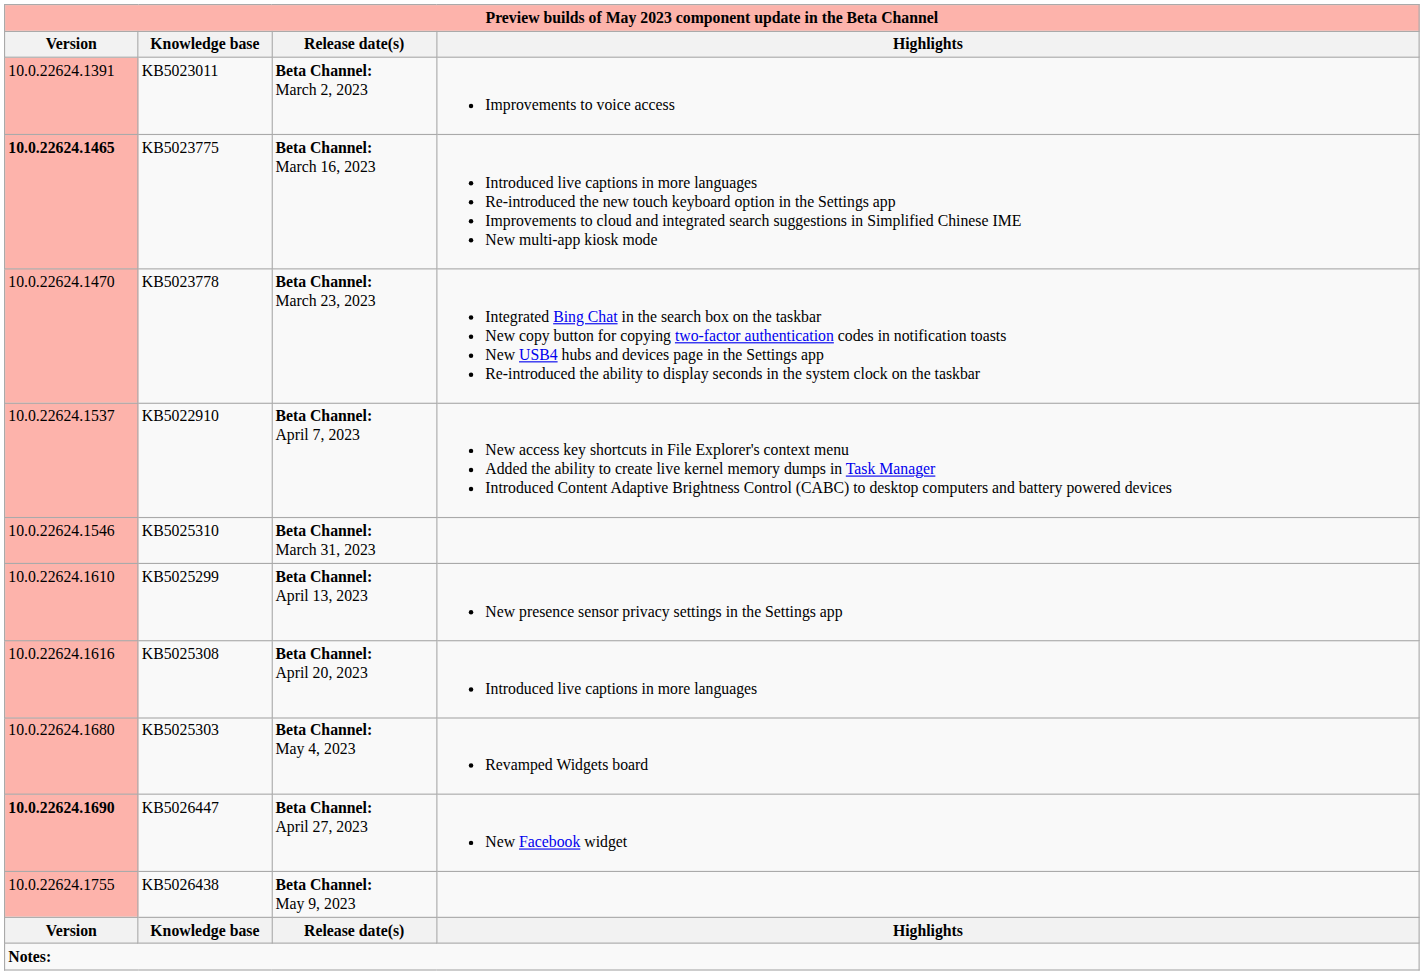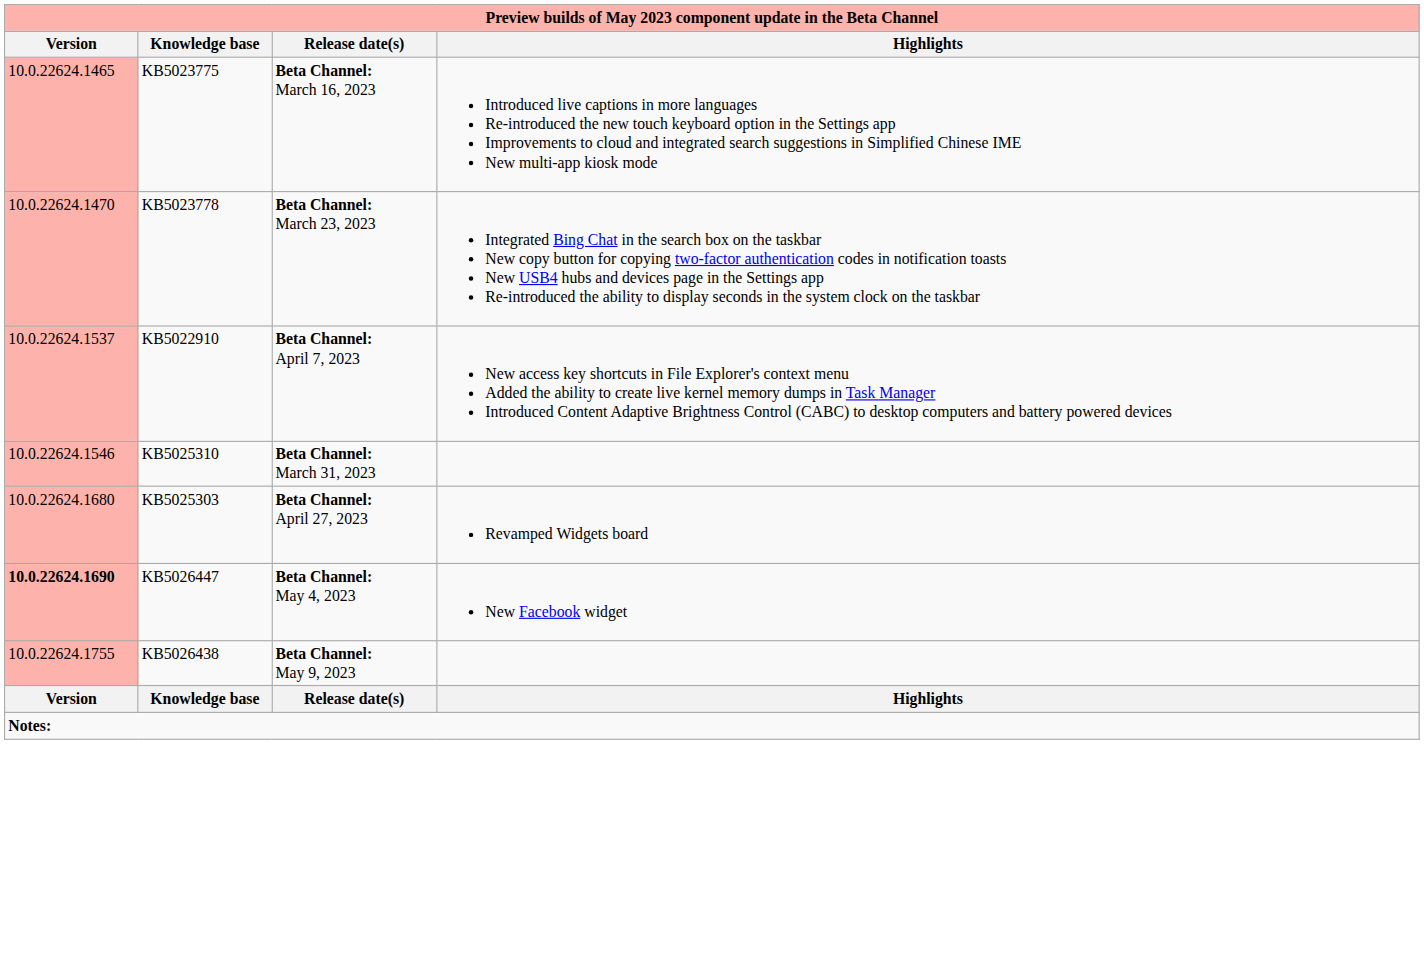- row: (180, 70)
(61, 147) bold -> (61, 70) normal
- row: (180, 576)
- row: (180, 653)
(324, 740) Beta Channel: May 4, 2023 -> (324, 509) Beta Channel: April 27, 2023
(324, 817) Beta Channel: April 27, 2023 -> (324, 586) Beta Channel: May 4, 2023
